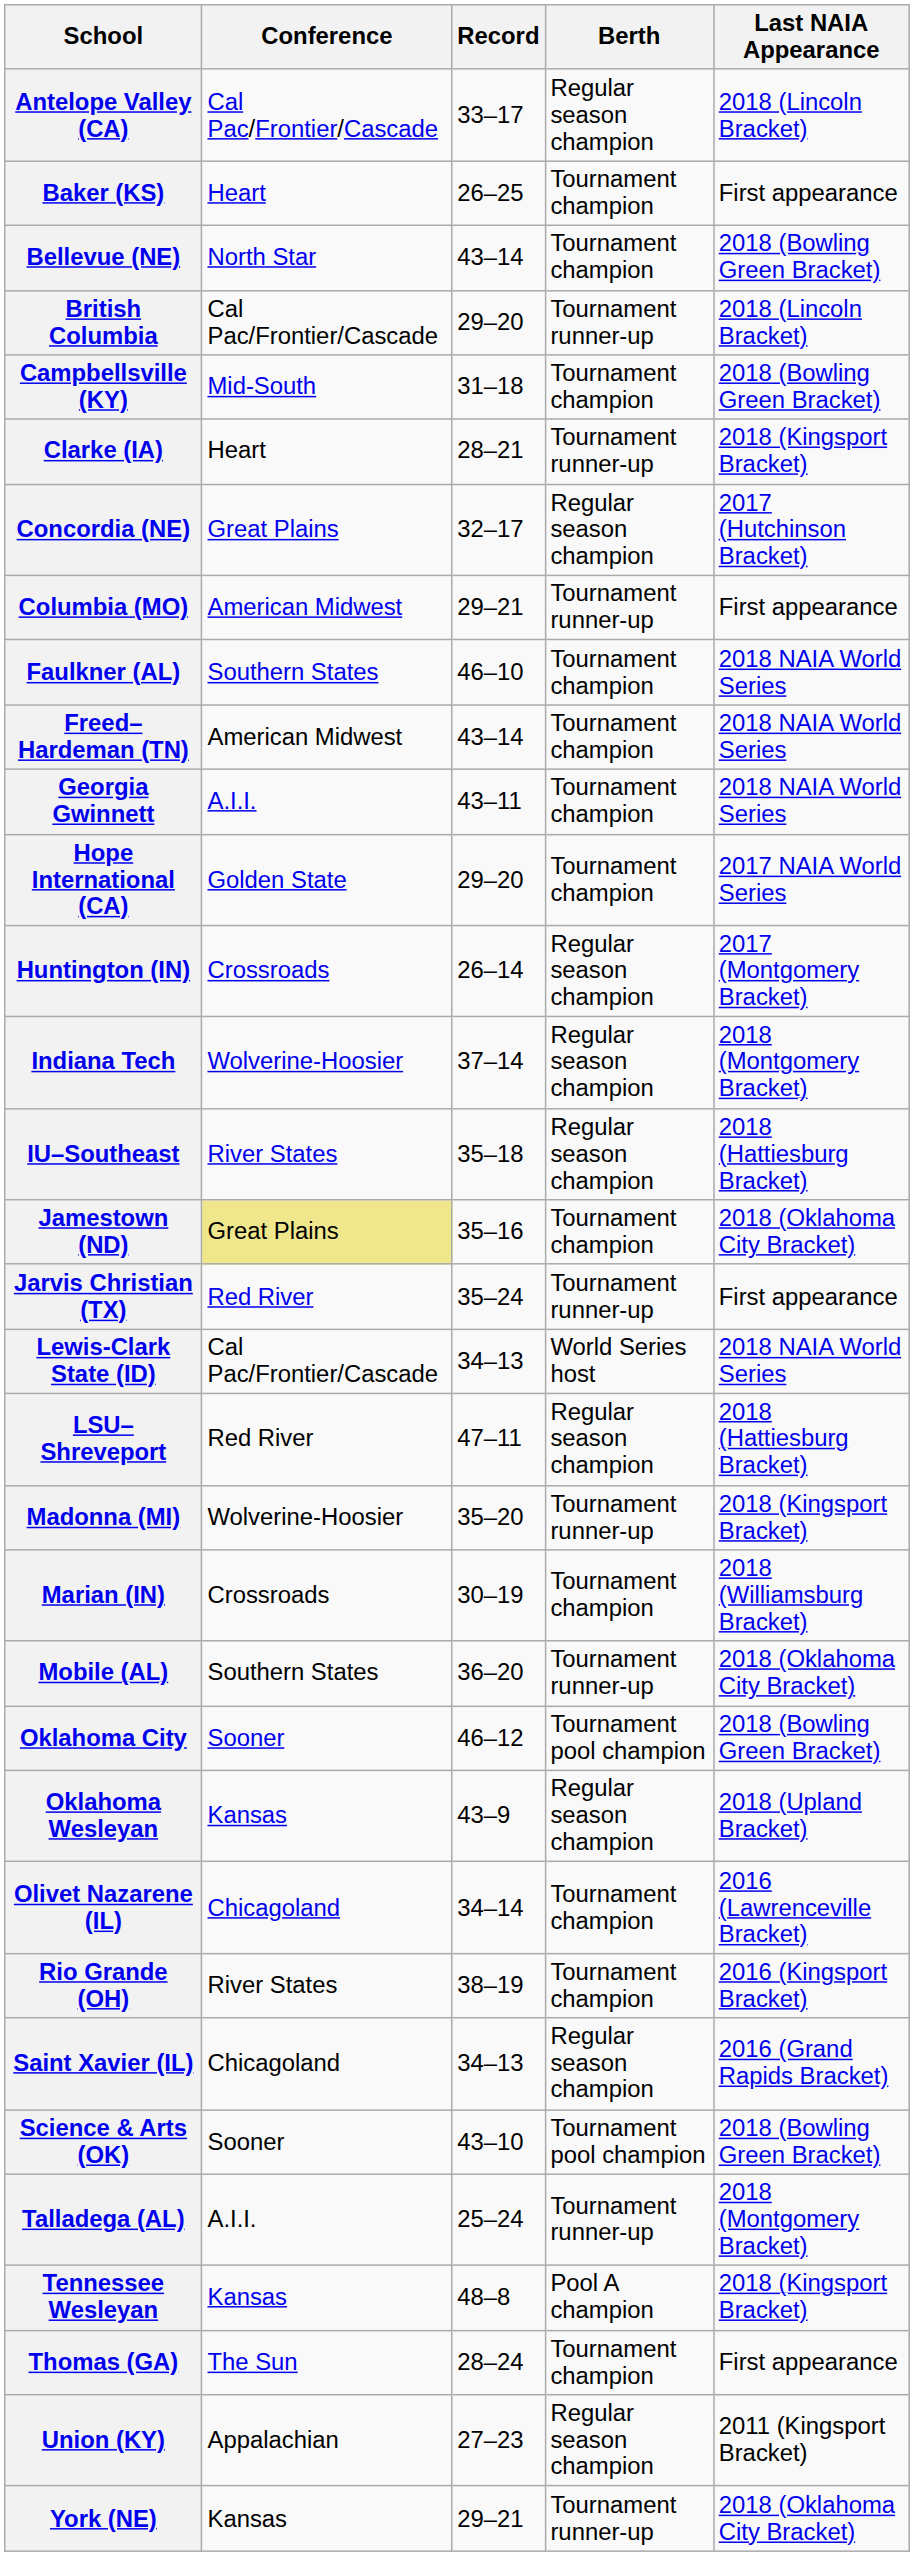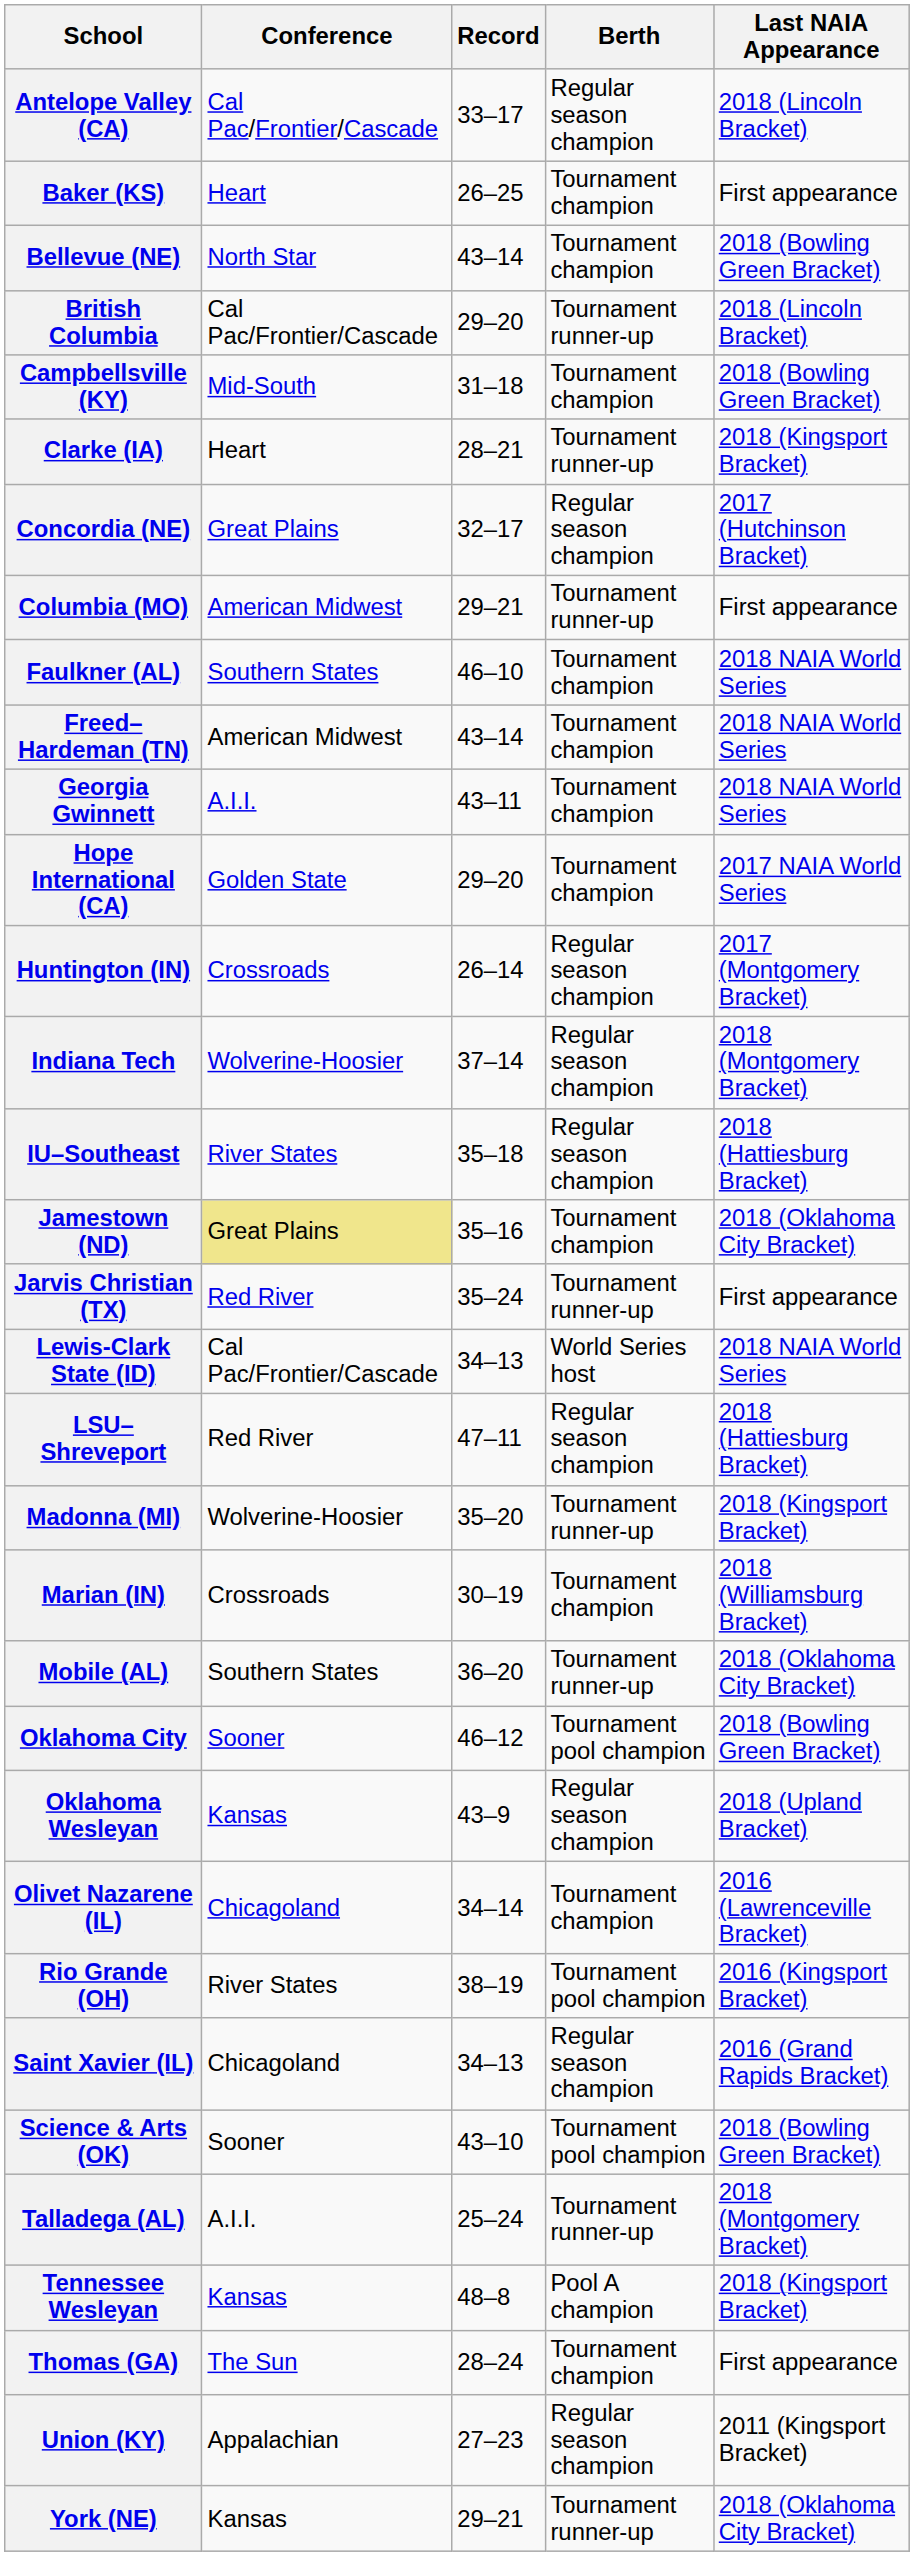(613, 1985) Tournament champion -> (628, 1985) Tournament pool champion
